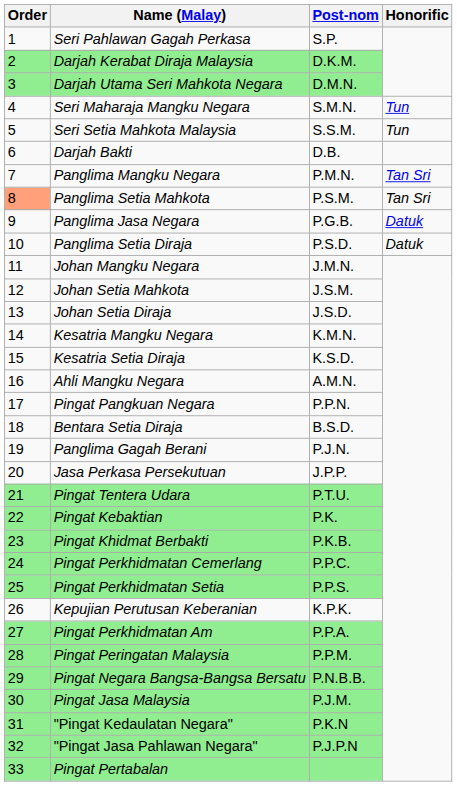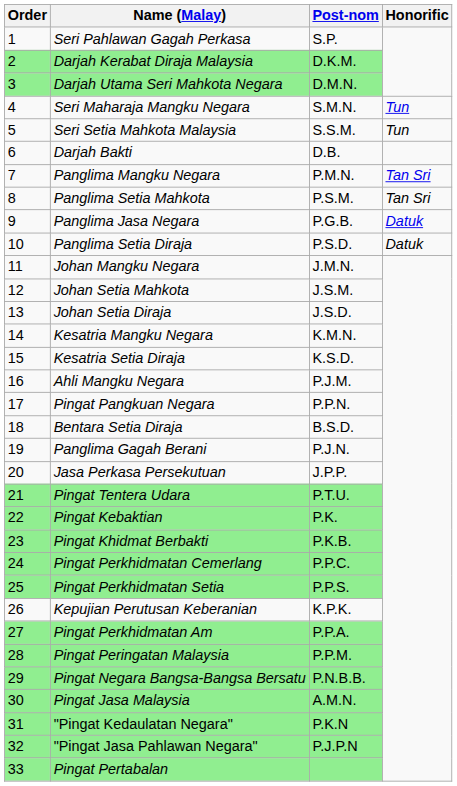(12, 198) lightsalmon background -> (12, 198) no background
(334, 381) A.M.N. -> (332, 381) P.J.M.
(332, 701) P.J.M. -> (334, 701) A.M.N.
